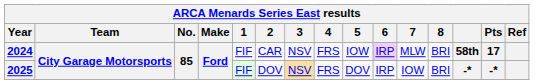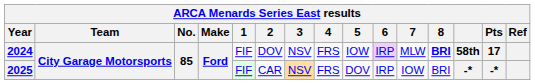(270, 51) CAR -> (270, 51) DOV
(441, 51) normal -> (441, 51) bold
(270, 70) DOV -> (270, 70) CAR
